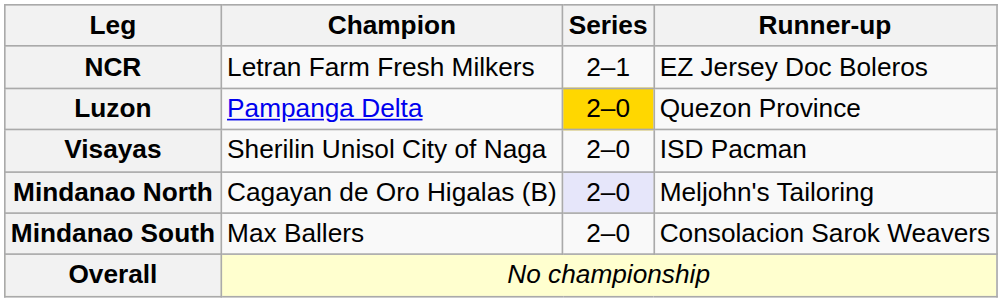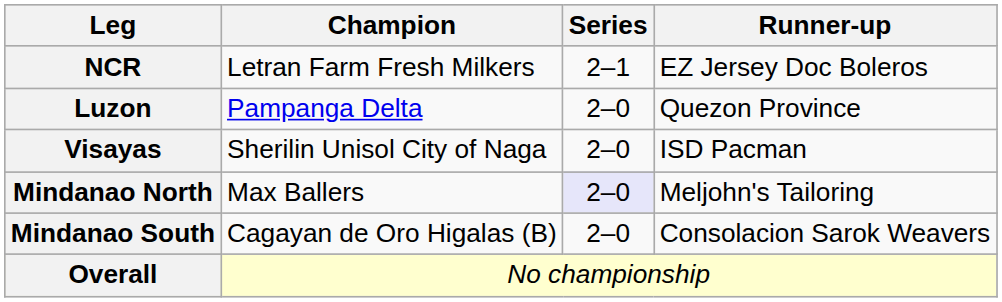(608, 108) gold background -> (608, 108) no background
(392, 191) Cagayan de Oro Higalas (B) -> (296, 191) Max Ballers
(296, 233) Max Ballers -> (392, 233) Cagayan de Oro Higalas (B)
